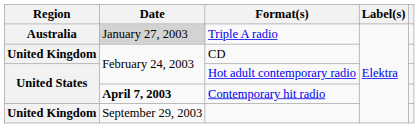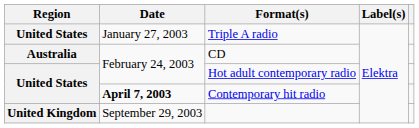(52, 34) Australia -> (52, 34) United States
(145, 34) lightgrey background -> (145, 34) no background
(52, 53) United Kingdom -> (52, 53) Australia
